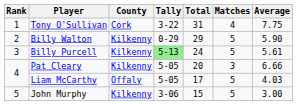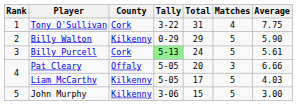(131, 53) Kilkenny -> (121, 53) Cork
(131, 66) Kilkenny -> (126, 66) Offaly
(126, 80) Offaly -> (131, 80) Kilkenny
